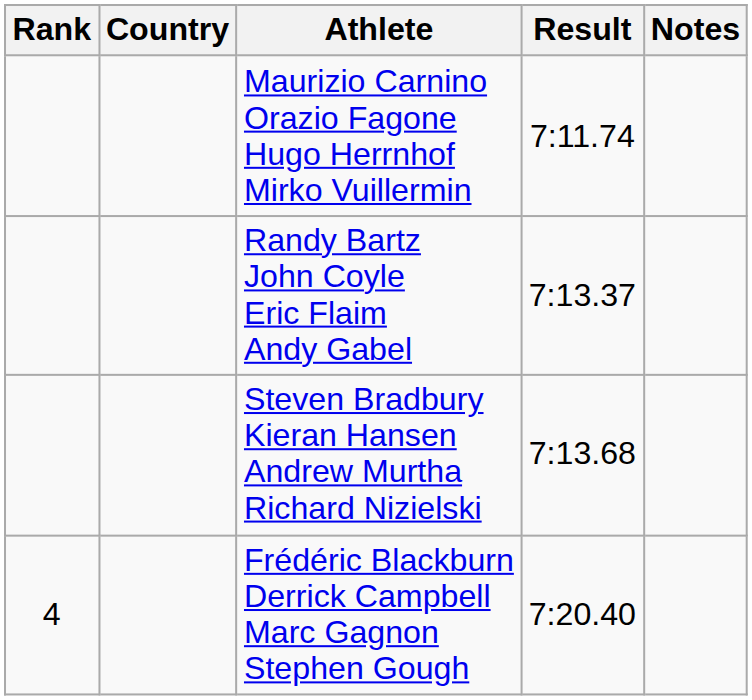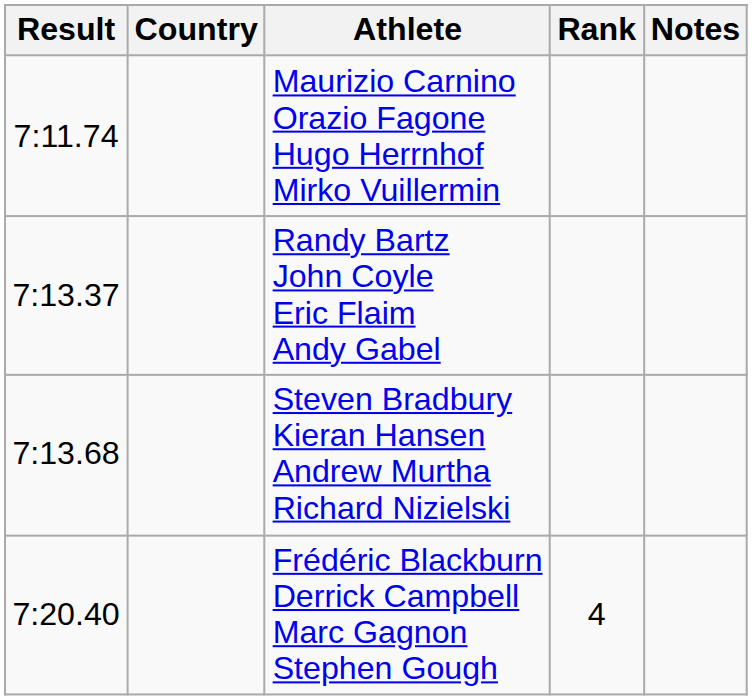columns swapped: (52, 30) <-> (582, 30)
